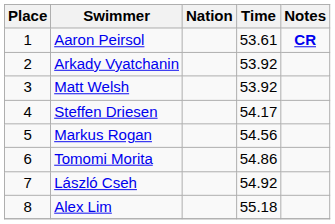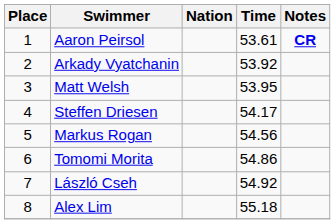(258, 87) 53.92 -> (258, 87) 53.95
